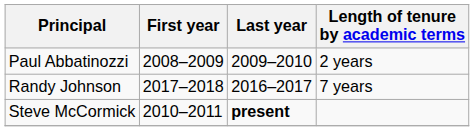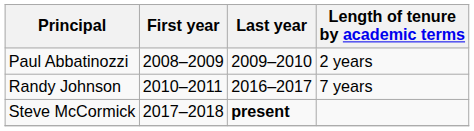(183, 86) 2017–2018 -> (183, 86) 2010–2011
(183, 112) 2010–2011 -> (183, 112) 2017–2018
